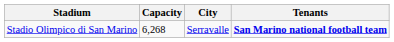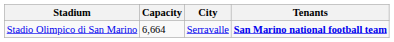(154, 29) 6,268 -> (154, 29) 6,664
